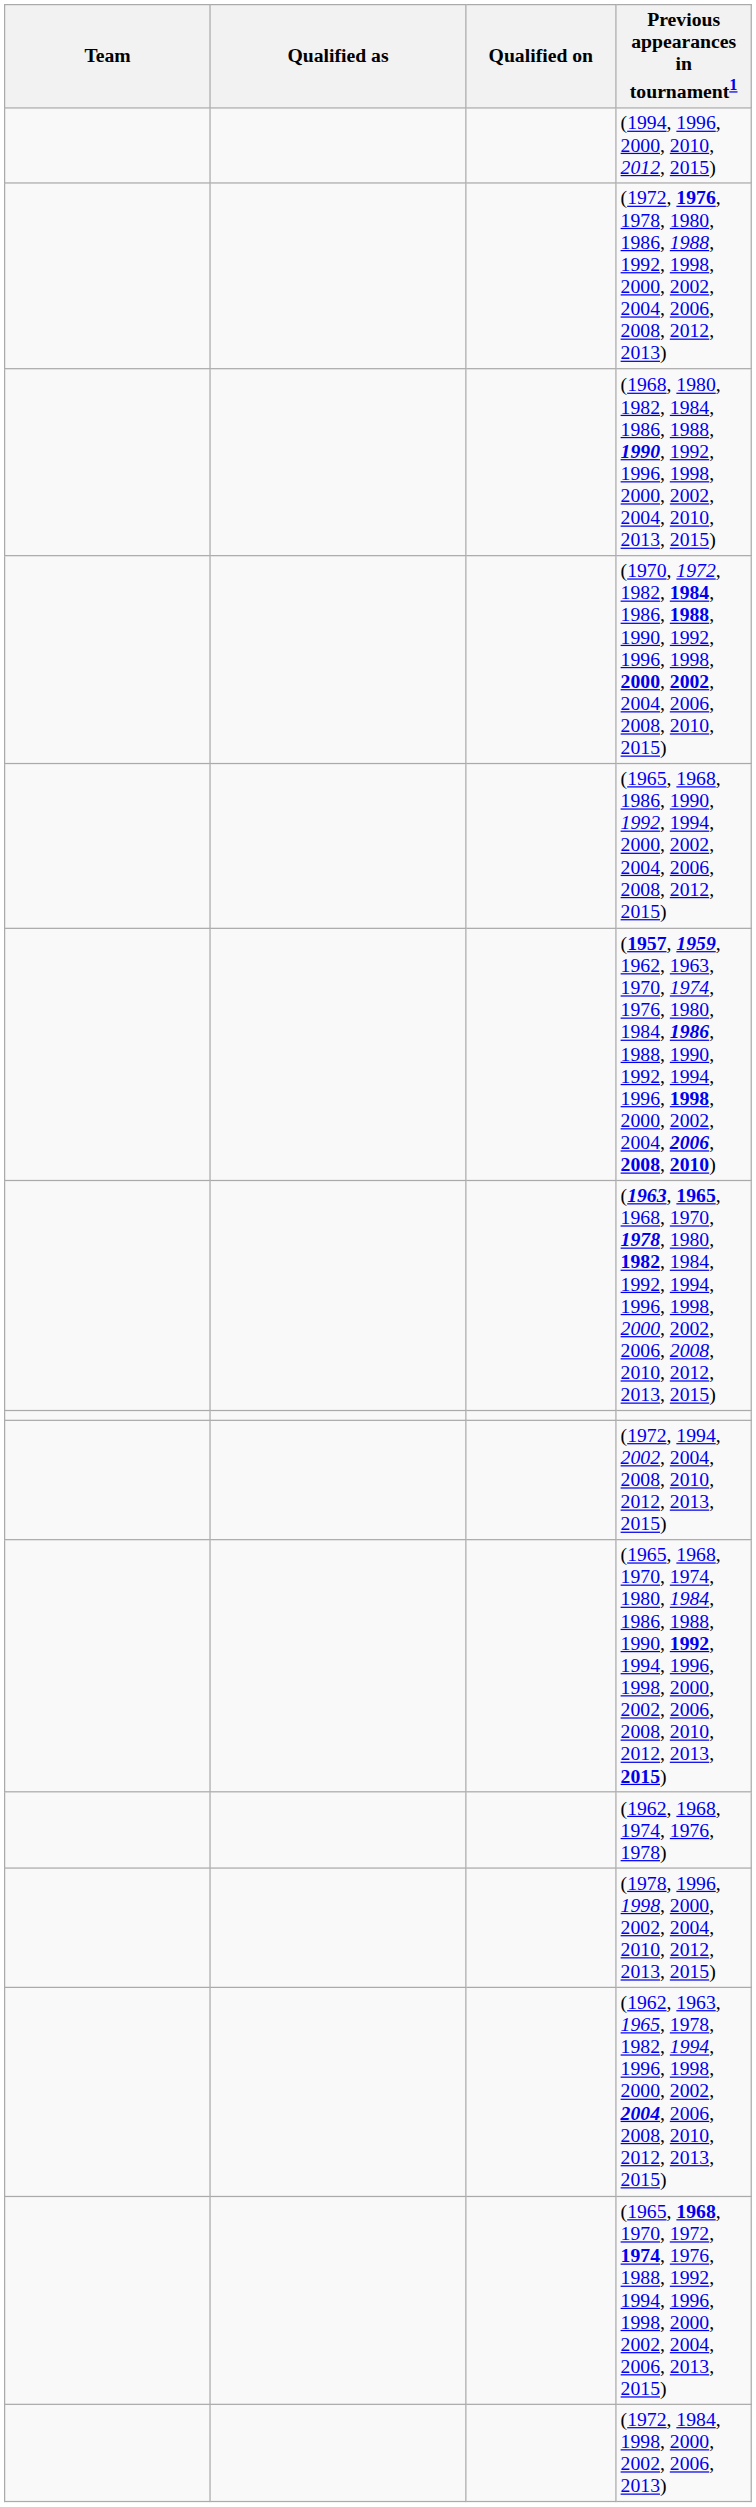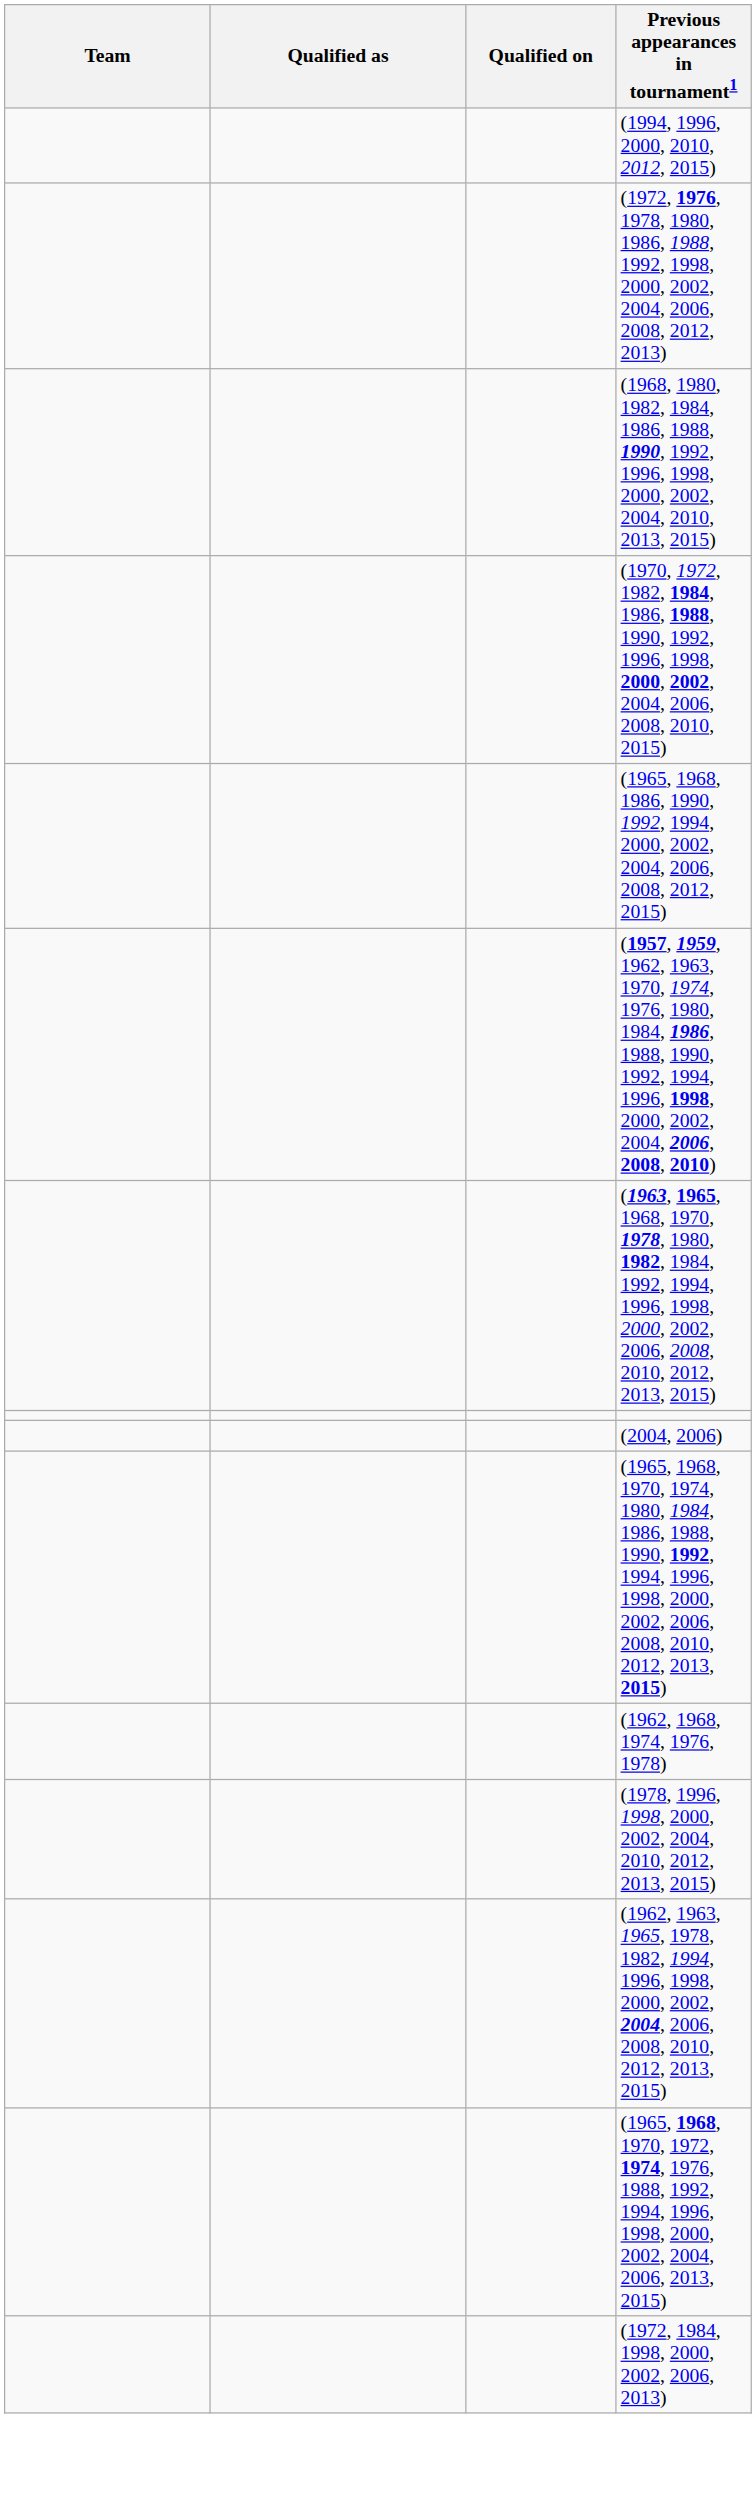+ row: (671, 1435)
- row: (671, 1479)
